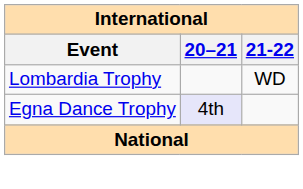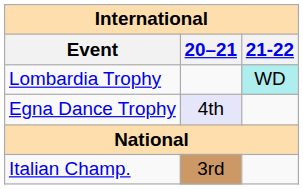(270, 79) no background -> (270, 79) paleturquoise background
+ row: (70, 169)
